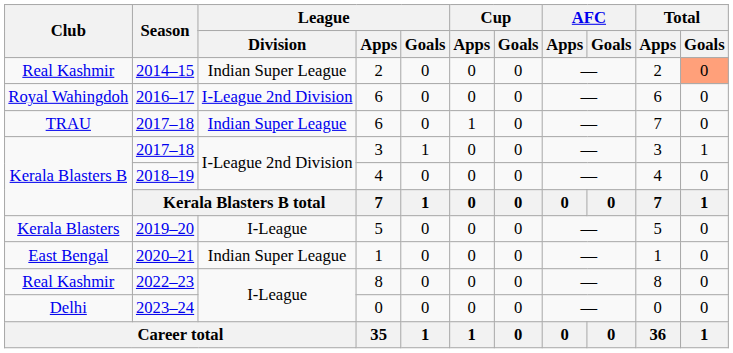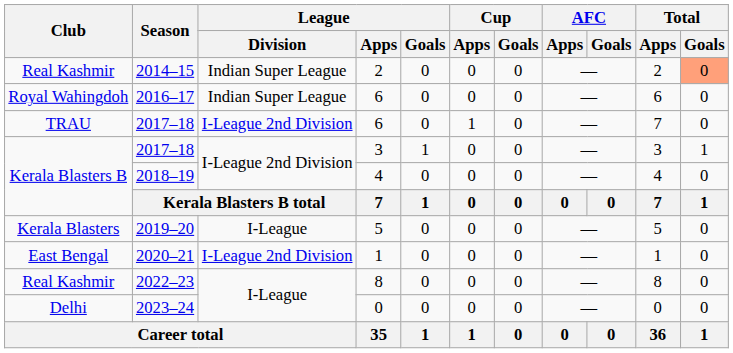(277, 96) I-League 2nd Division -> (277, 96) Indian Super League
(277, 123) Indian Super League -> (277, 123) I-League 2nd Division
(277, 255) Indian Super League -> (277, 255) I-League 2nd Division
